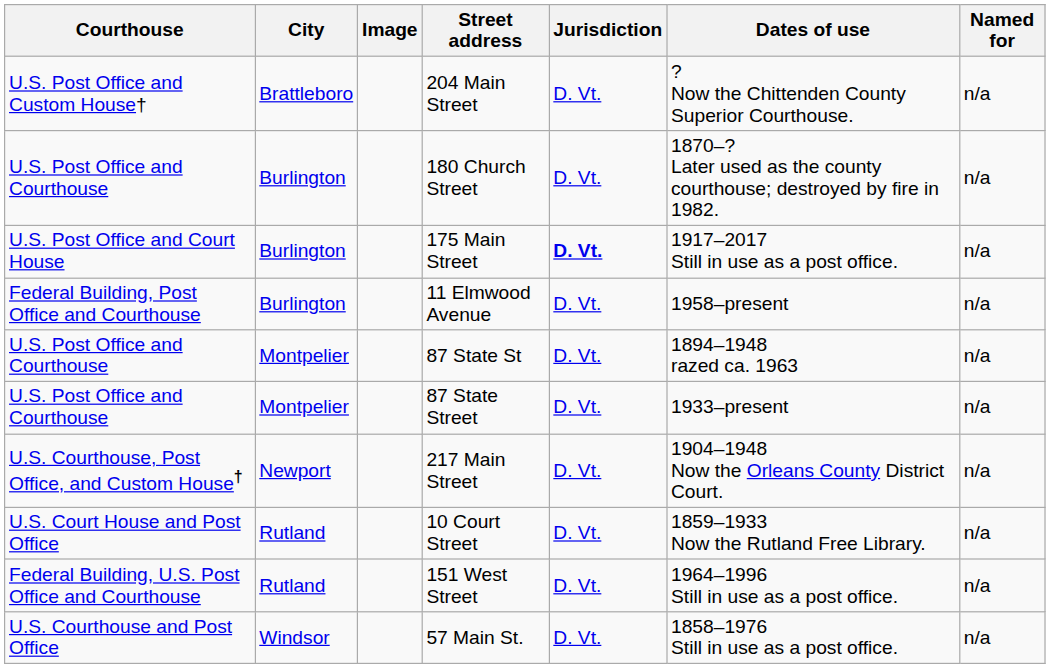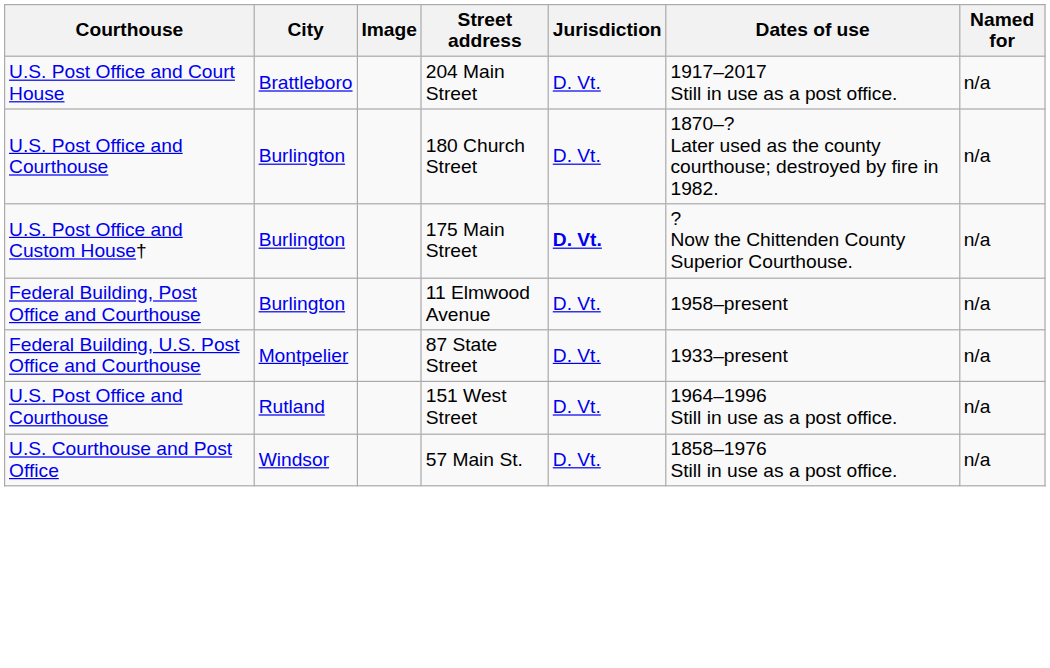(96, 93) U.S. Post Office and Custom House† -> (122, 82) U.S. Post Office and Court House
(788, 93) ? Now the Chittenden County Superior Courthouse. -> (784, 82) 1917–2017 Still in use as a post office.
(122, 251) U.S. Post Office and Court House -> (96, 240) U.S. Post Office and Custom House†
(784, 251) 1917–2017 Still in use as a post office. -> (788, 240) ? Now the Chittenden County Superior Courthouse.
- row: (474, 355)
(96, 407) U.S. Post Office and Courthouse -> (124, 355) Federal Building, U.S. Post Office and Courthouse
- row: (466, 470)
- row: (463, 533)
(124, 585) Federal Building, U.S. Post Office and Courthouse -> (96, 407) U.S. Post Office and Courthouse
